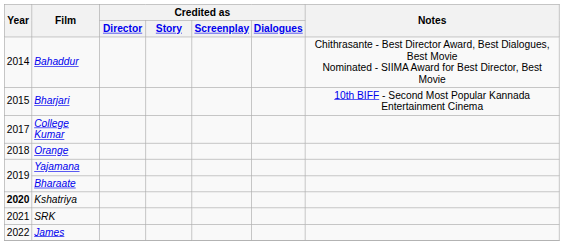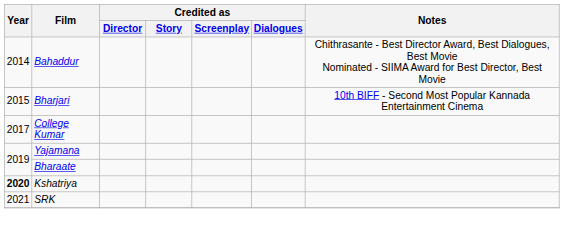- row: (51, 151)
- row: (49, 232)
